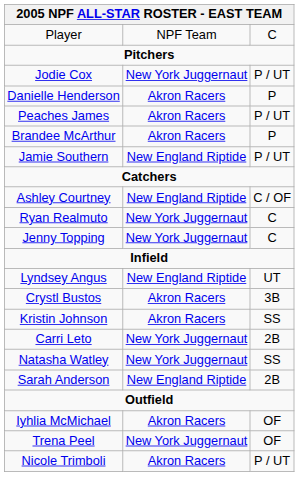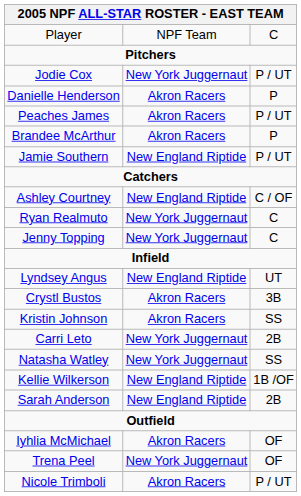+ row: (64, 380)
